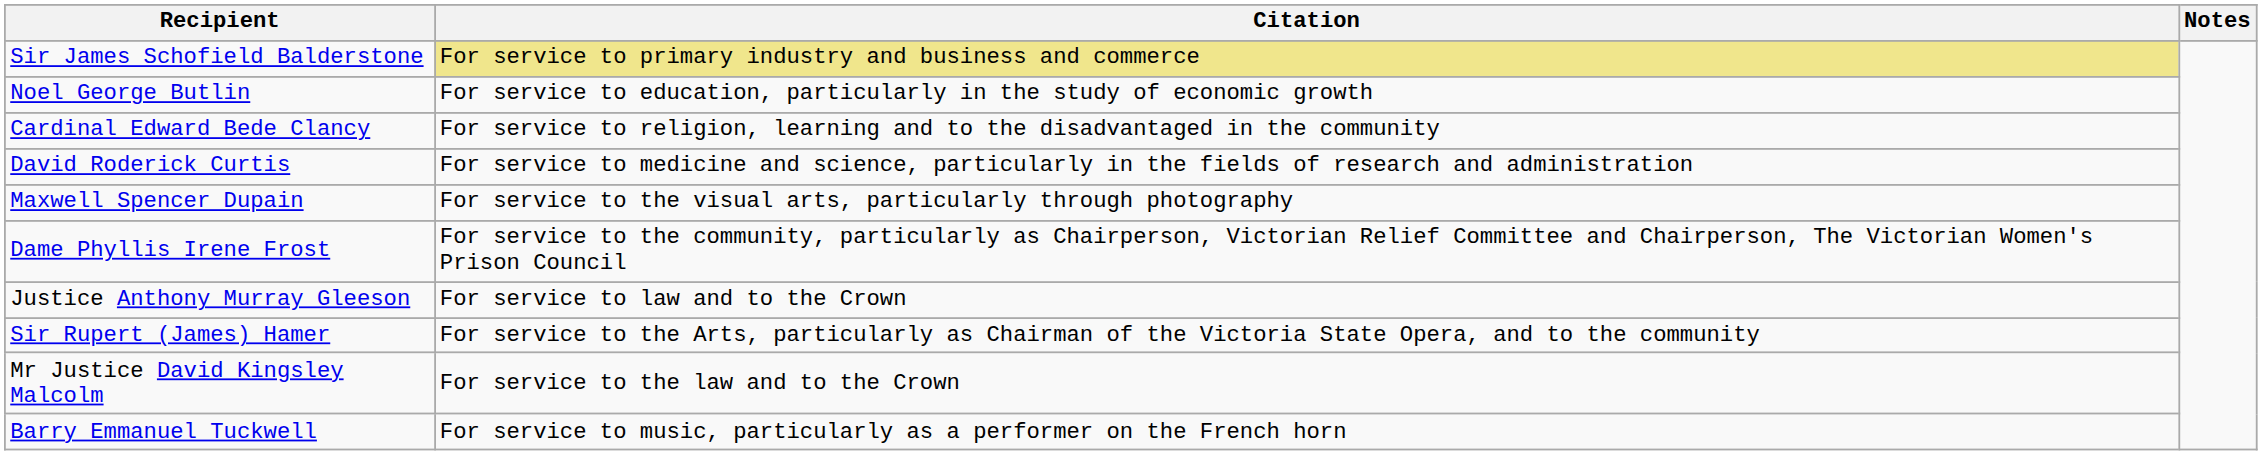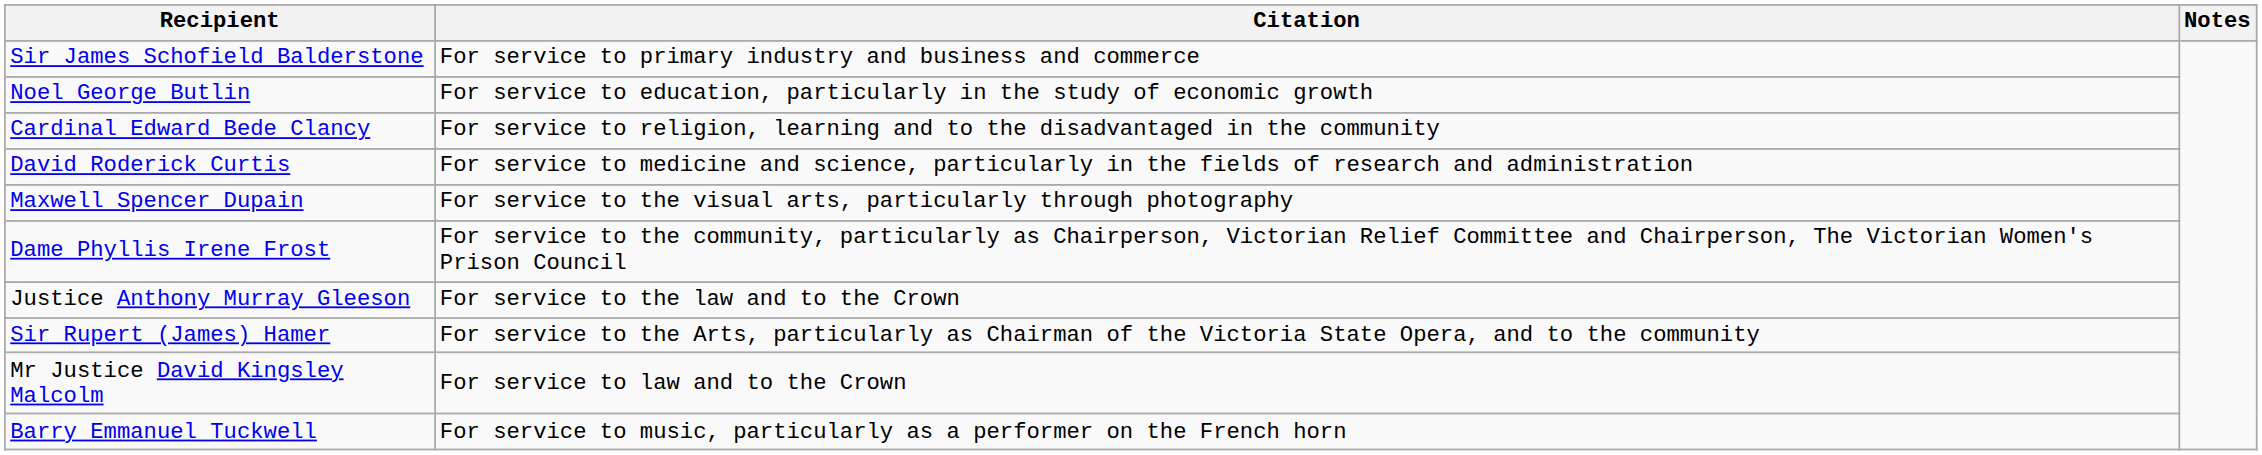(820, 59) khaki background -> (820, 59) no background
(673, 300) For service to law and to the Crown -> (700, 300) For service to the law and to the Crown
(700, 384) For service to the law and to the Crown -> (673, 384) For service to law and to the Crown
